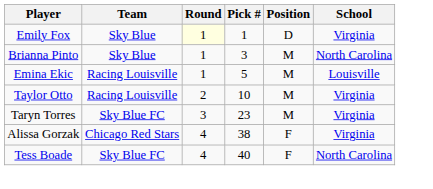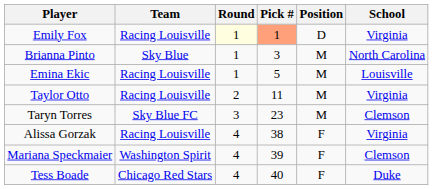(132, 34) Sky Blue -> (165, 34) Racing Louisville
(244, 34) no background -> (277, 34) lightsalmon background
(244, 94) 10 -> (277, 94) 11
(354, 114) Virginia -> (387, 114) Clemson
(132, 134) Chicago Red Stars -> (165, 134) Racing Louisville
+ row: (60, 154)
(132, 154) Sky Blue FC -> (165, 174) Chicago Red Stars
(354, 154) North Carolina -> (387, 174) Duke
